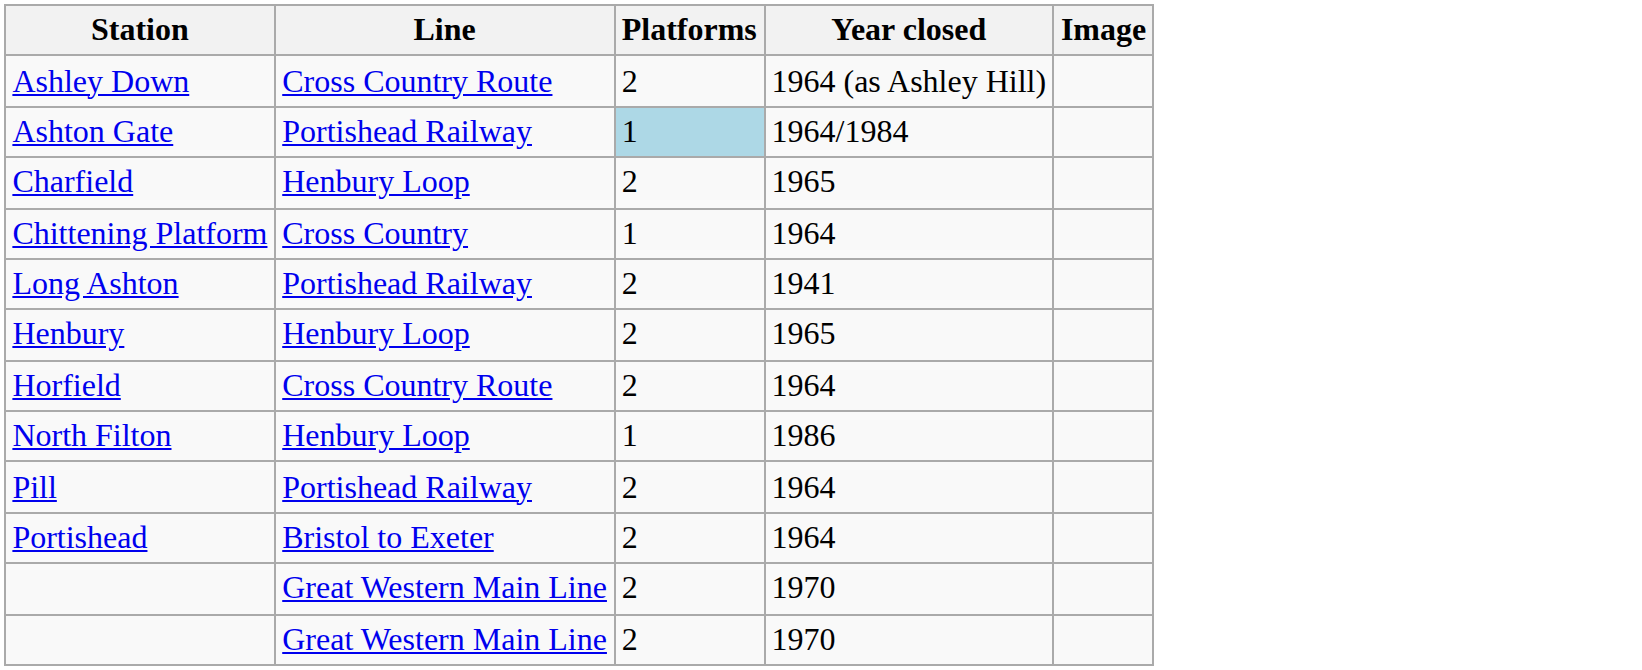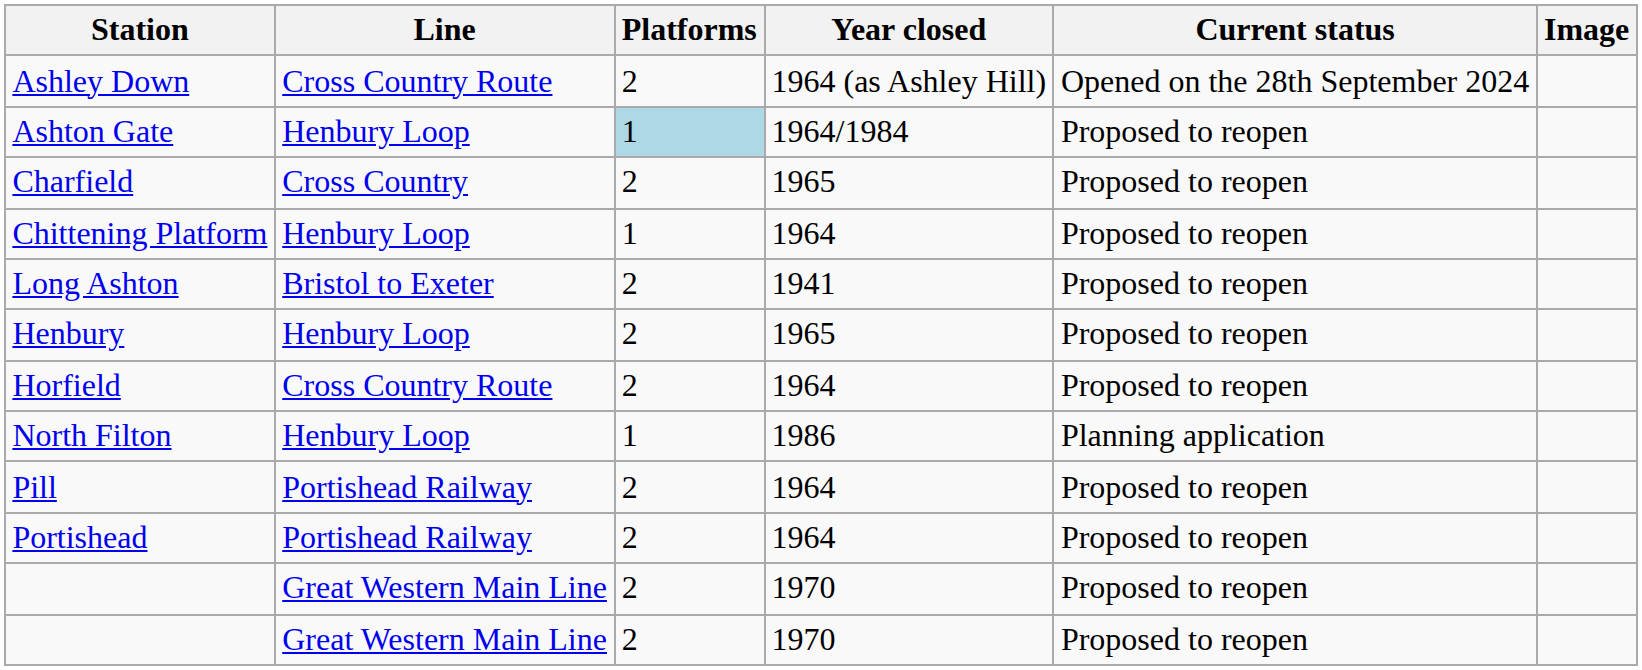+ column: (1295, 29)
(407, 131) Portishead Railway -> (376, 131) Henbury Loop
(376, 182) Henbury Loop -> (375, 182) Cross Country
(375, 232) Cross Country -> (376, 232) Henbury Loop
(407, 283) Portishead Railway -> (388, 283) Bristol to Exeter
(388, 537) Bristol to Exeter -> (407, 537) Portishead Railway
